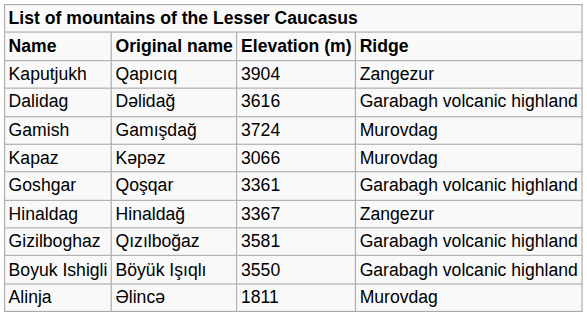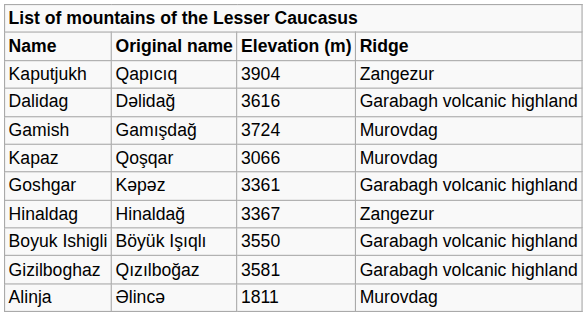(140, 158) Kəpəz -> (144, 158) Qoşqar
(144, 185) Qoşqar -> (140, 185) Kəpəz
rows swapped: (55, 241) <-> (58, 269)
